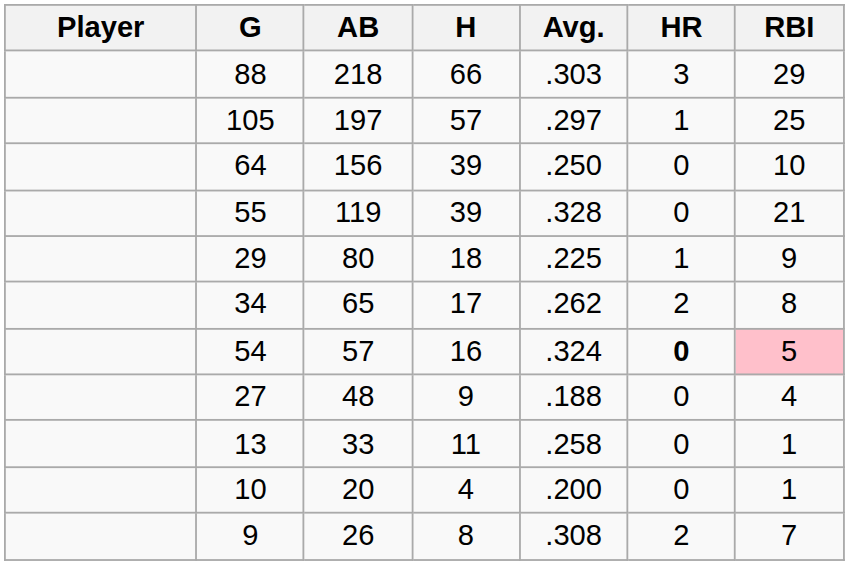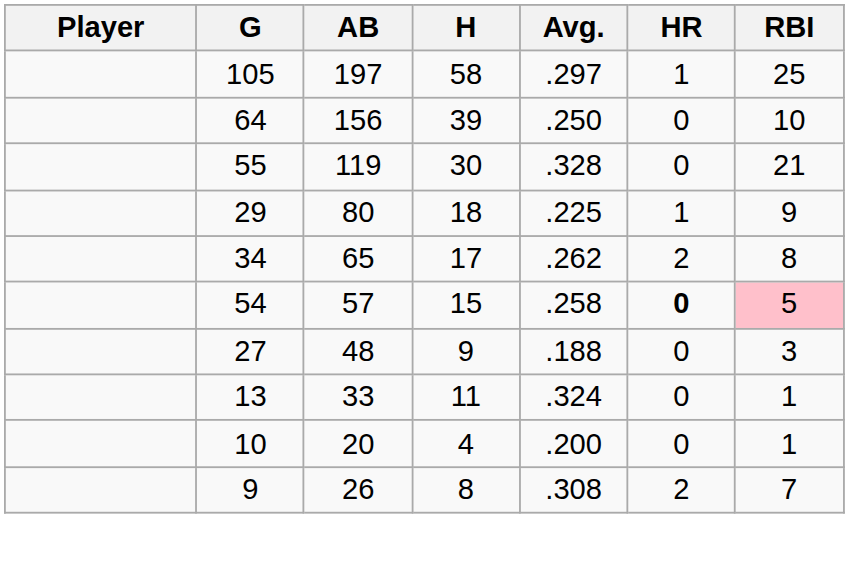- row: (250, 73)
(466, 119) 57 -> (466, 73) 58
(466, 212) 39 -> (466, 166) 30
(466, 350) 16 -> (466, 304) 15
(574, 350) .324 -> (574, 304) .258
(789, 397) 4 -> (789, 350) 3
(574, 443) .258 -> (574, 397) .324
